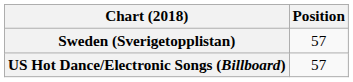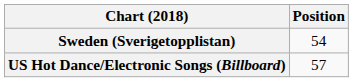(319, 40) 57 -> (319, 40) 54
